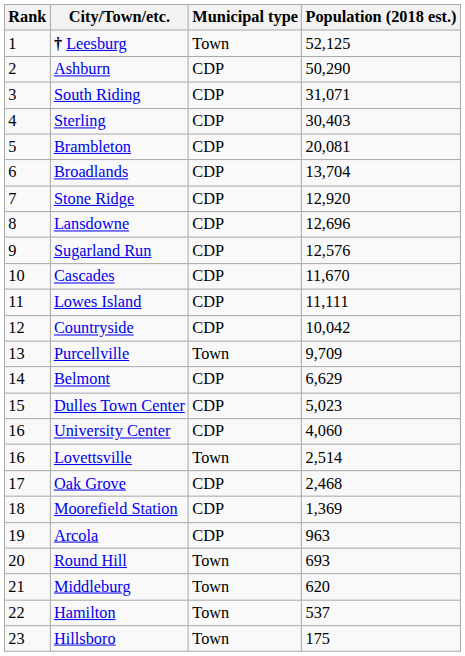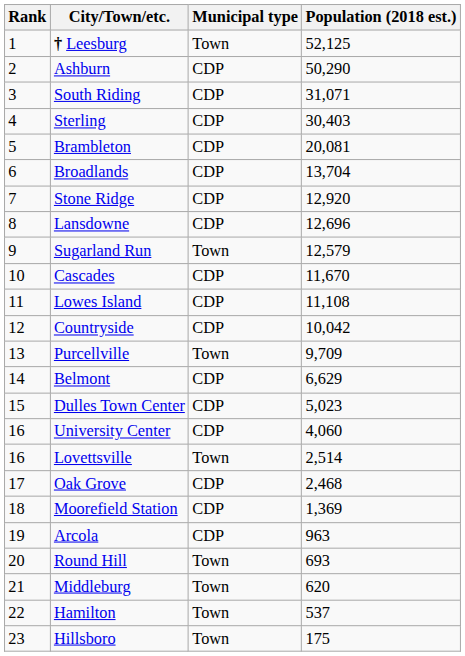(208, 250) CDP -> (211, 250) Town
(328, 250) 12,576 -> (328, 250) 12,579
(327, 302) 11,111 -> (328, 302) 11,108
